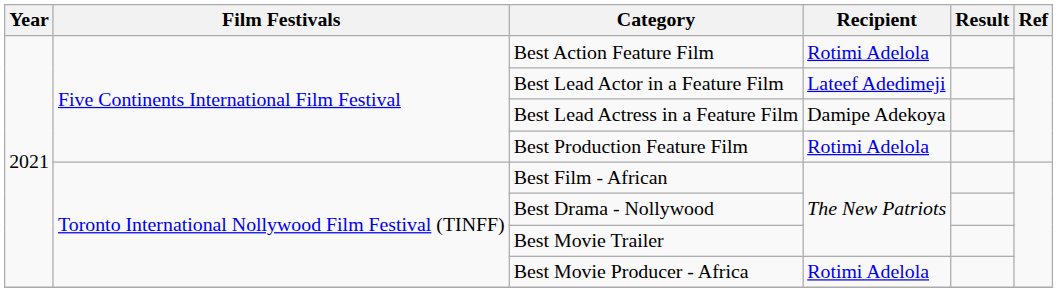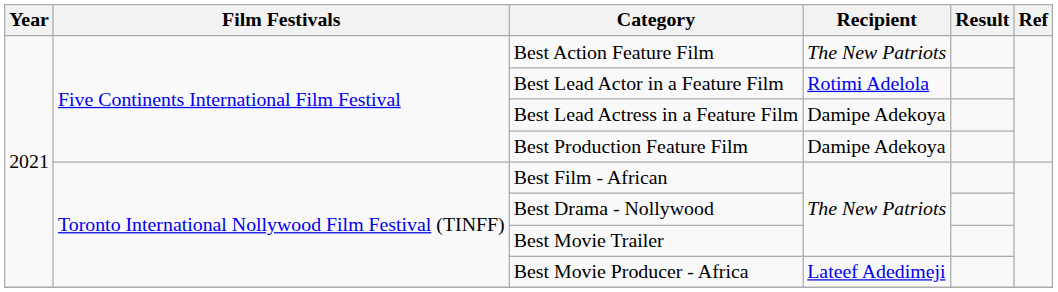(868, 51) Rotimi Adelola -> (877, 51) The New Patriots
(876, 83) Lateef Adedimeji -> (868, 83) Rotimi Adelola
(868, 146) Rotimi Adelola -> (876, 146) Damipe Adekoya
(868, 271) Rotimi Adelola -> (876, 271) Lateef Adedimeji
